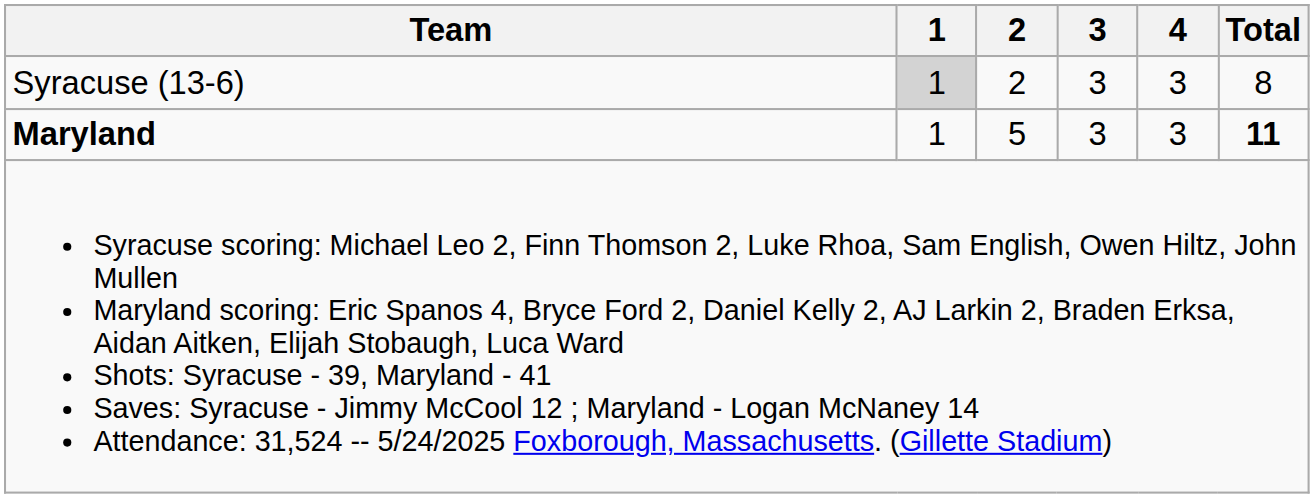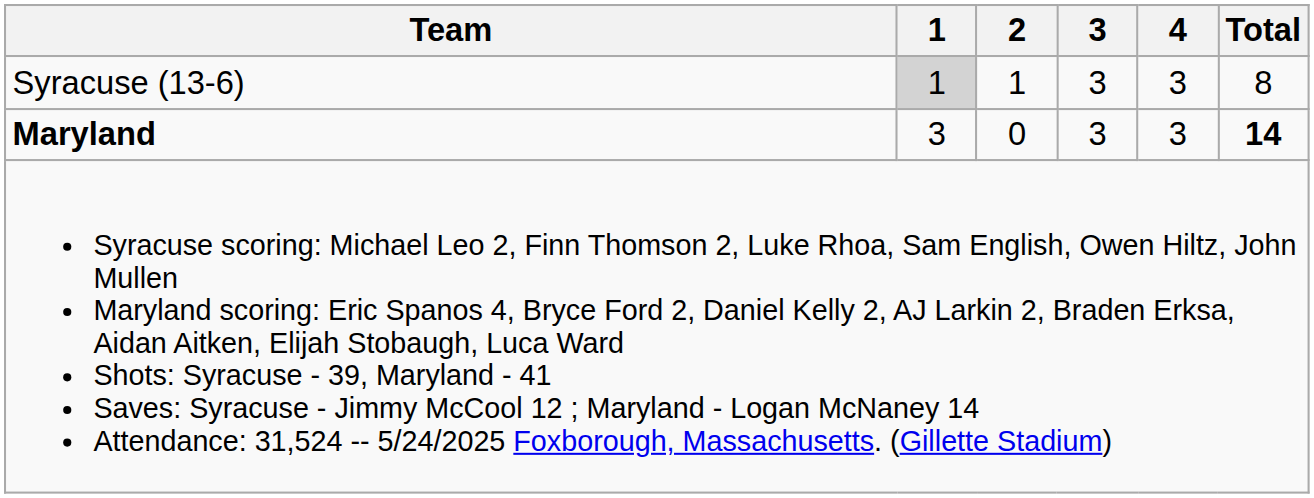(1017, 82) 2 -> (1017, 82) 1
(937, 133) 1 -> (937, 133) 3
(1017, 133) 5 -> (1017, 133) 0
(1263, 133) 11 -> (1263, 133) 14
